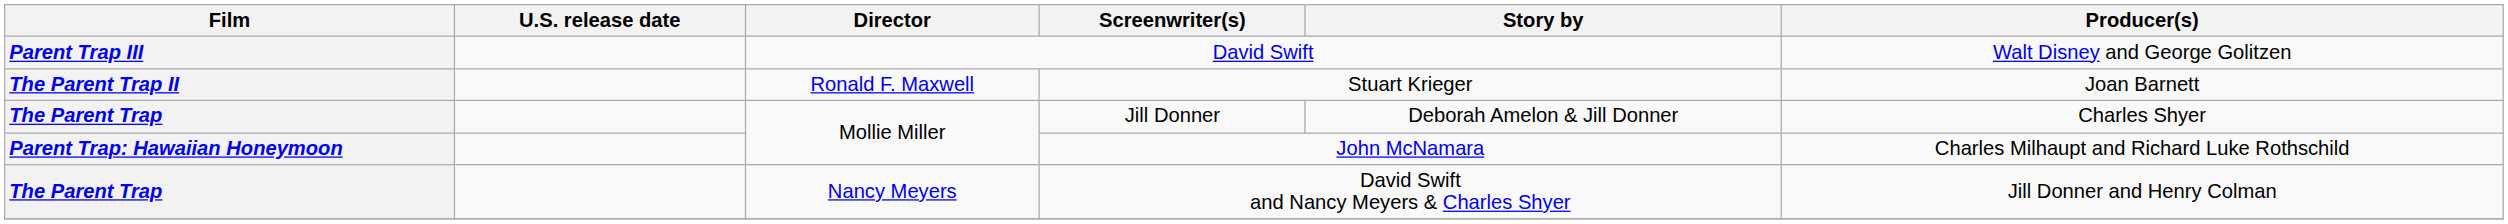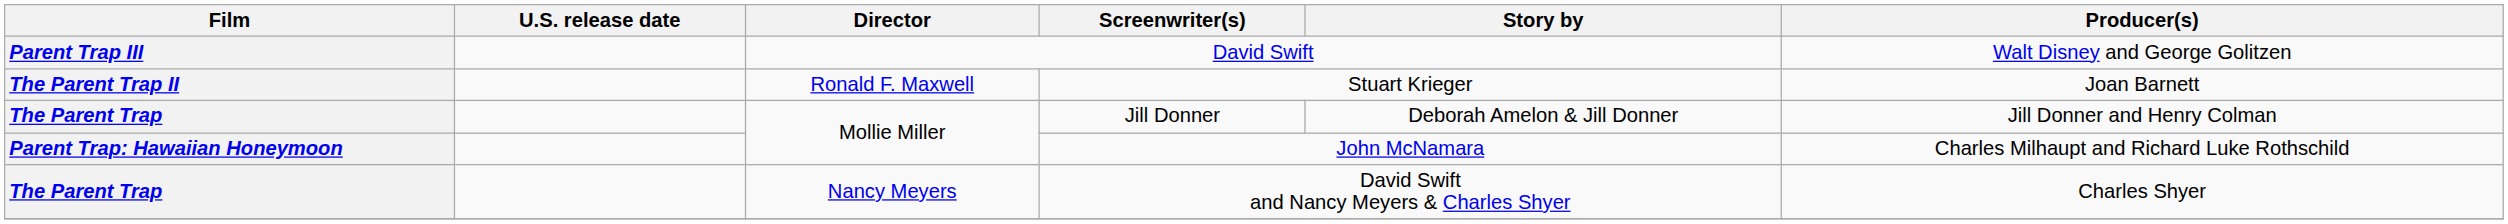(2142, 116) Charles Shyer -> (2142, 116) Jill Donner and Henry Colman
(2142, 191) Jill Donner and Henry Colman -> (2142, 191) Charles Shyer
